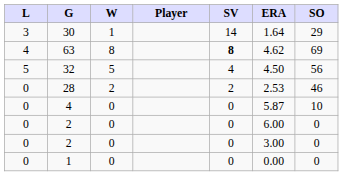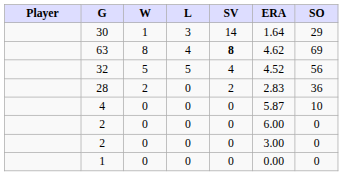columns swapped: (171, 13) <-> (26, 13)
(274, 69) 4.50 -> (274, 69) 4.52
(274, 87) 2.53 -> (274, 87) 2.83
(317, 87) 46 -> (317, 87) 36
